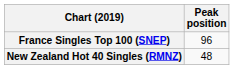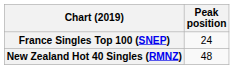(207, 40) 96 -> (207, 40) 24
